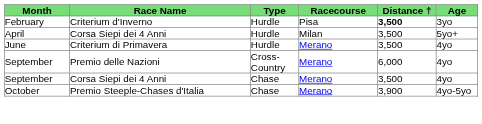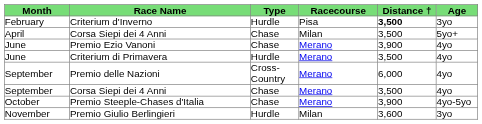(265, 33) Hurdle -> (265, 33) Chase
+ row: (15, 45)
+ row: (27, 113)
